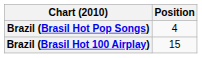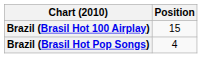rows swapped: (78, 45) <-> (78, 28)
